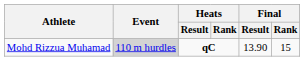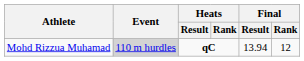(255, 47) 13.90 -> (255, 47) 13.94
(286, 47) 15 -> (286, 47) 12
